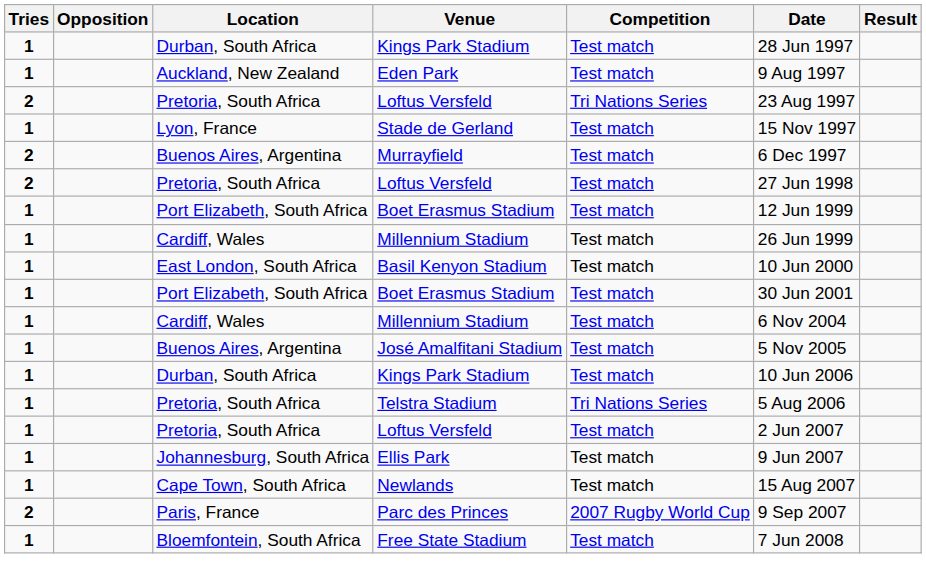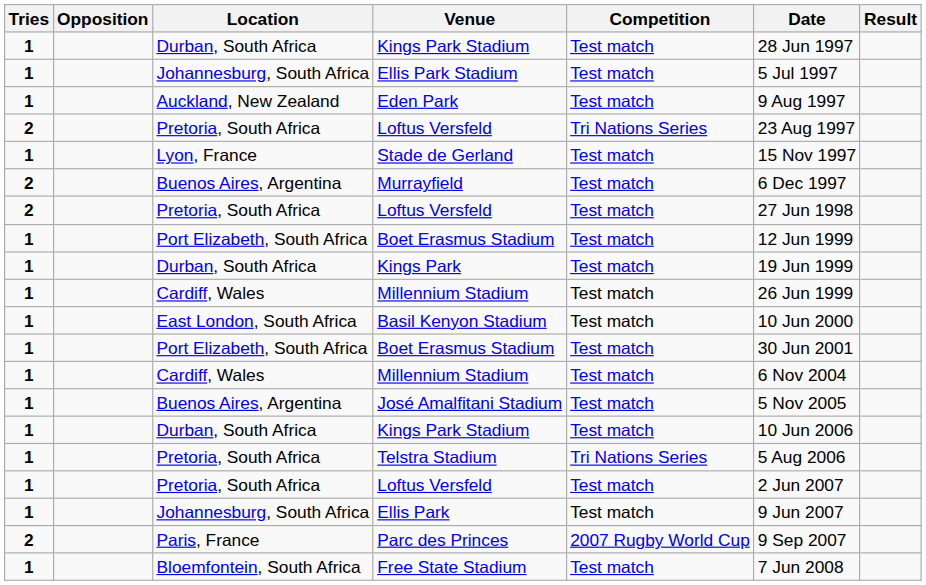+ row: (29, 73)
+ row: (29, 265)
- row: (29, 485)
